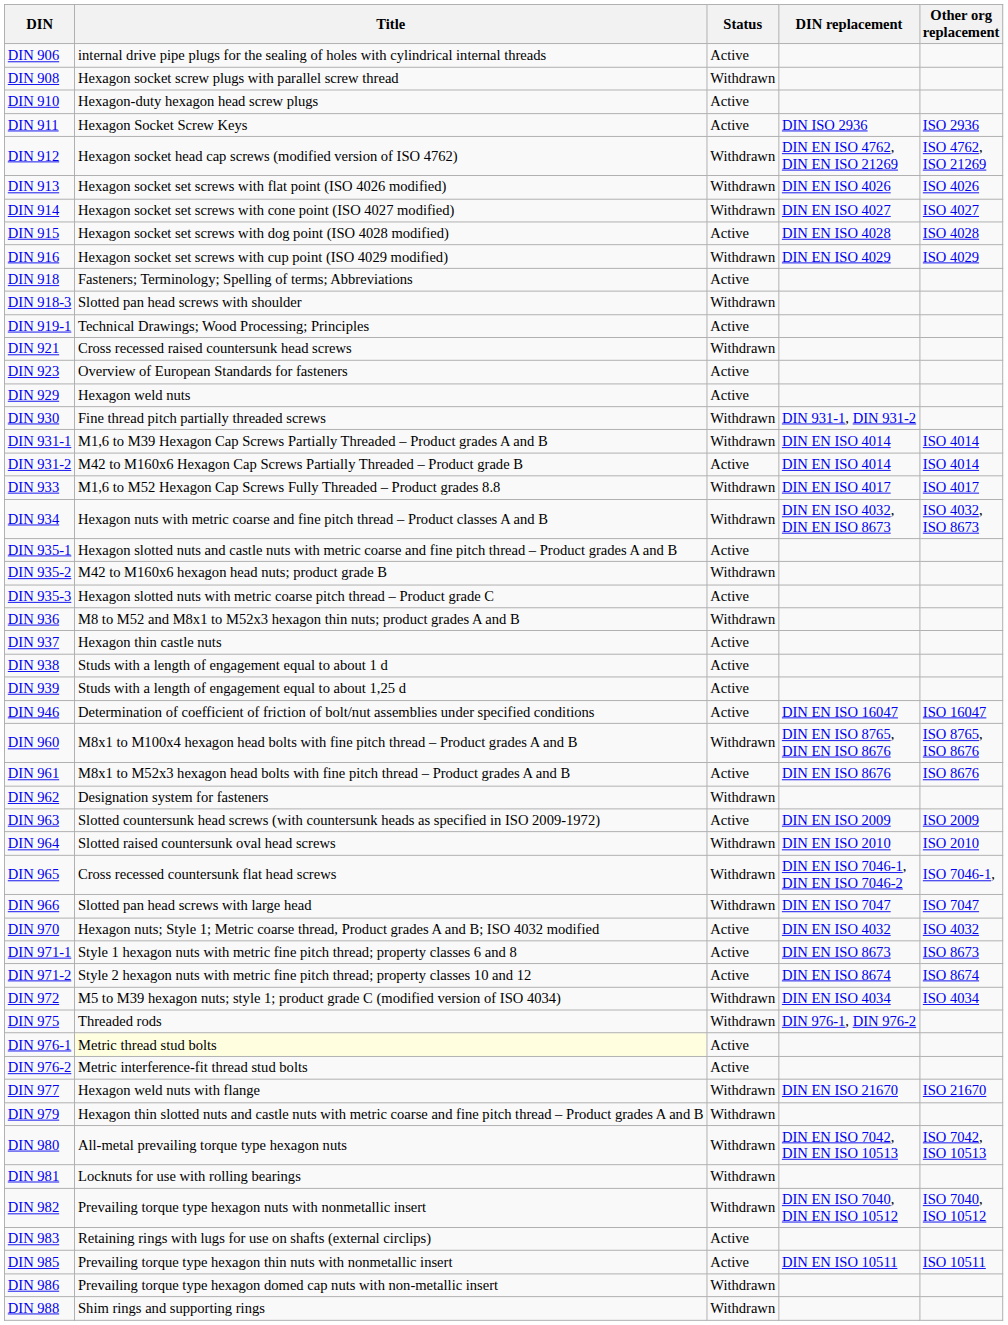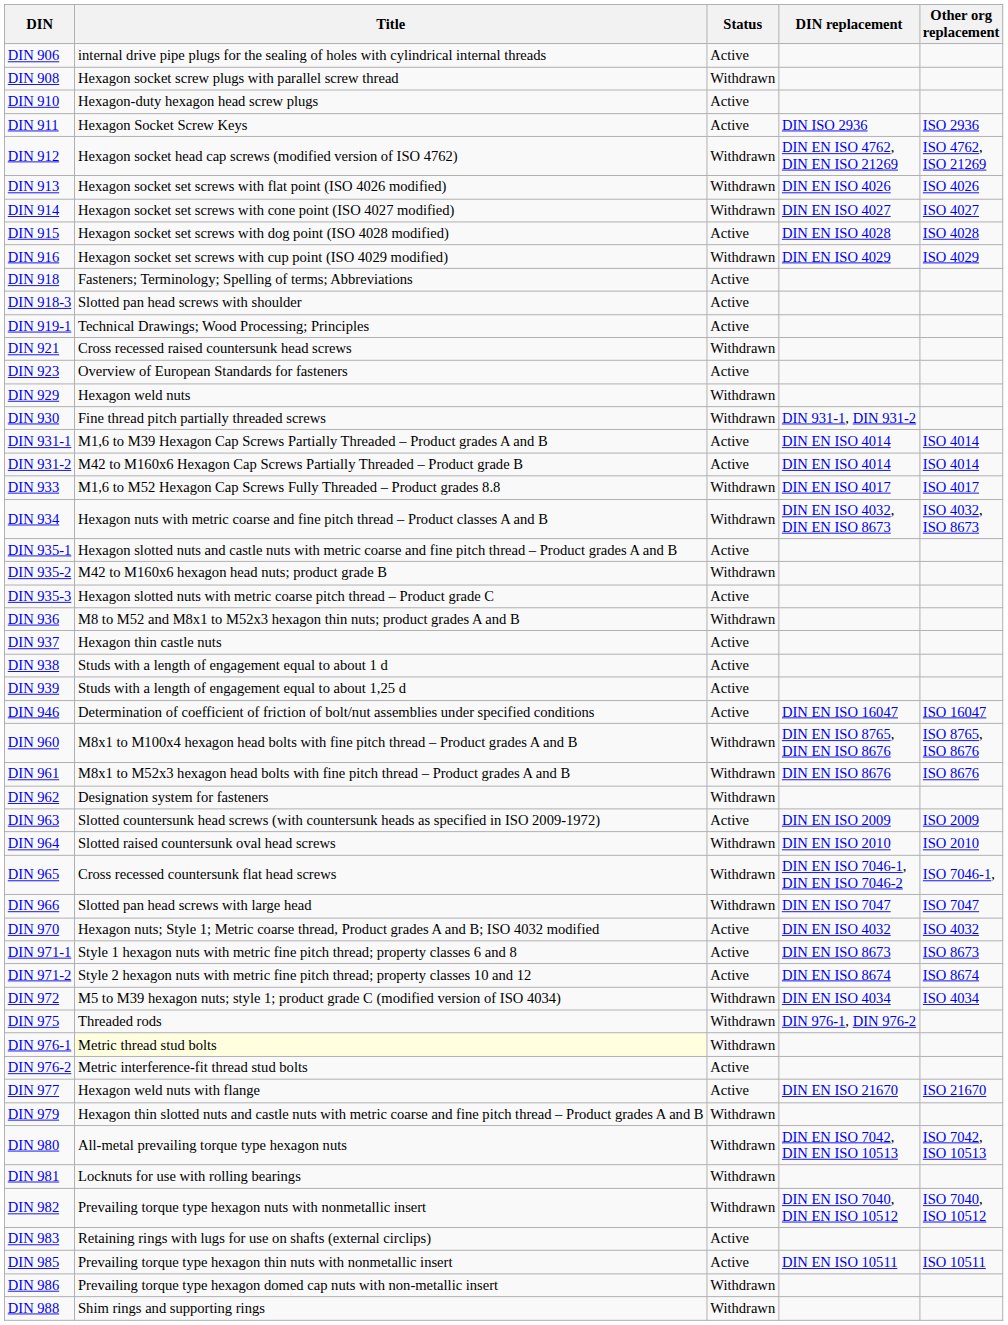(743, 302) Withdrawn -> (730, 302) Active
(730, 395) Active -> (743, 395) Withdrawn
(743, 441) Withdrawn -> (730, 441) Active
(730, 774) Active -> (743, 774) Withdrawn
(730, 1044) Active -> (743, 1044) Withdrawn
(743, 1090) Withdrawn -> (730, 1090) Active
